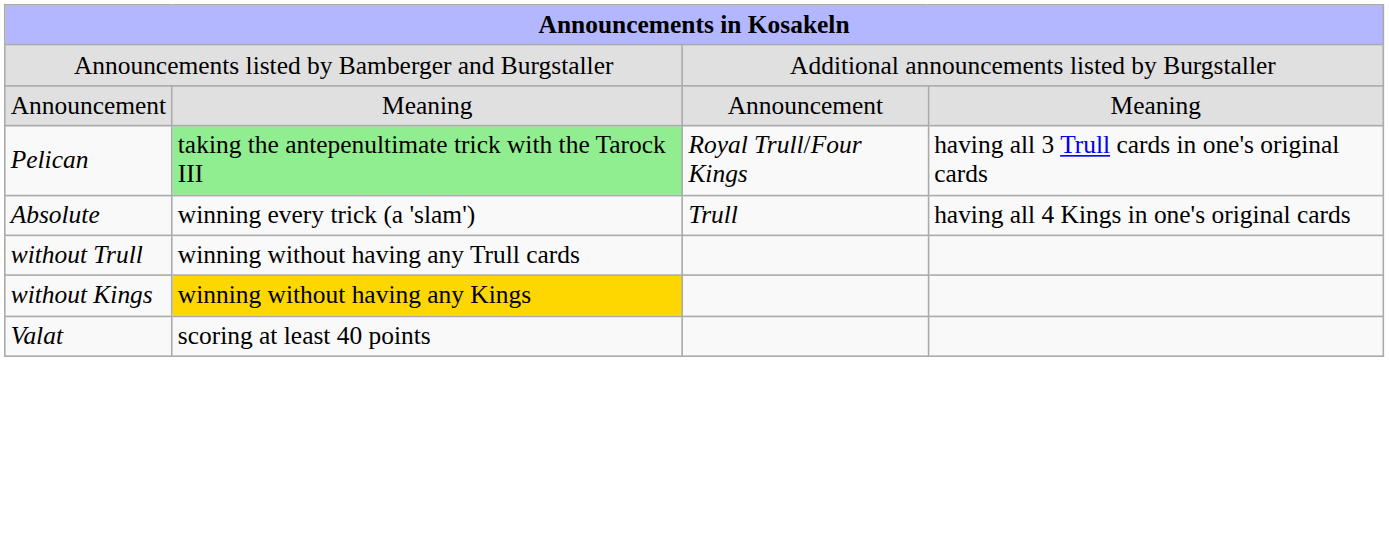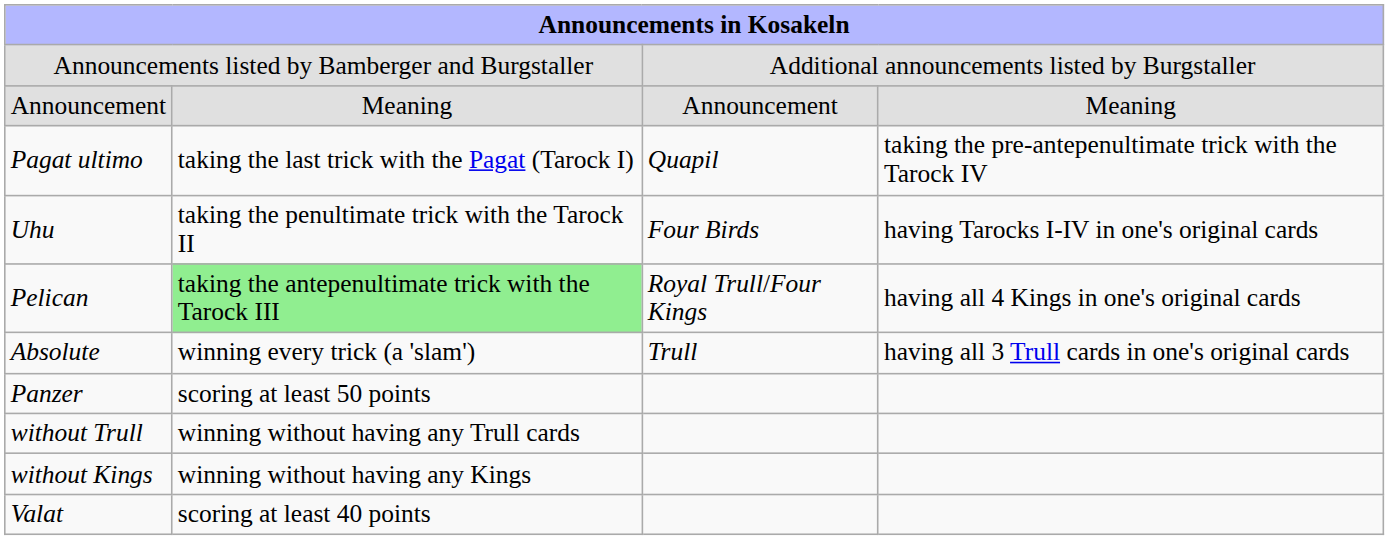+ row: (77, 160)
+ row: (33, 228)
(1137, 160) having all 3 Trull cards in one's original cards -> (1092, 297) having all 4 Kings in one's original cards
(1142, 214) having all 4 Kings in one's original cards -> (1117, 352) having all 3 Trull cards in one's original cards
+ row: (47, 392)
(354, 295) gold background -> (354, 473) no background
